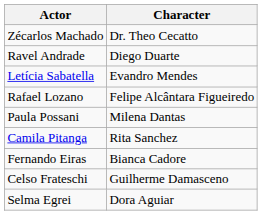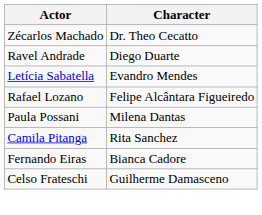- row: (39, 199)
